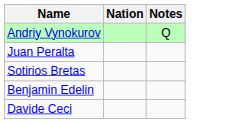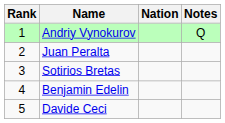+ column: (22, 14)
